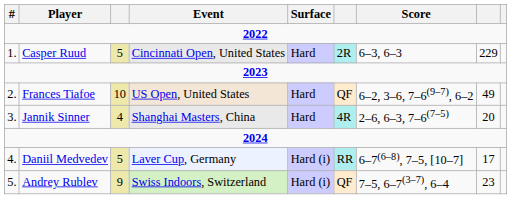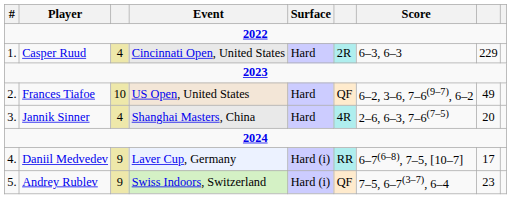(120, 53) 5 -> (120, 53) 4
(120, 159) 5 -> (120, 159) 9
